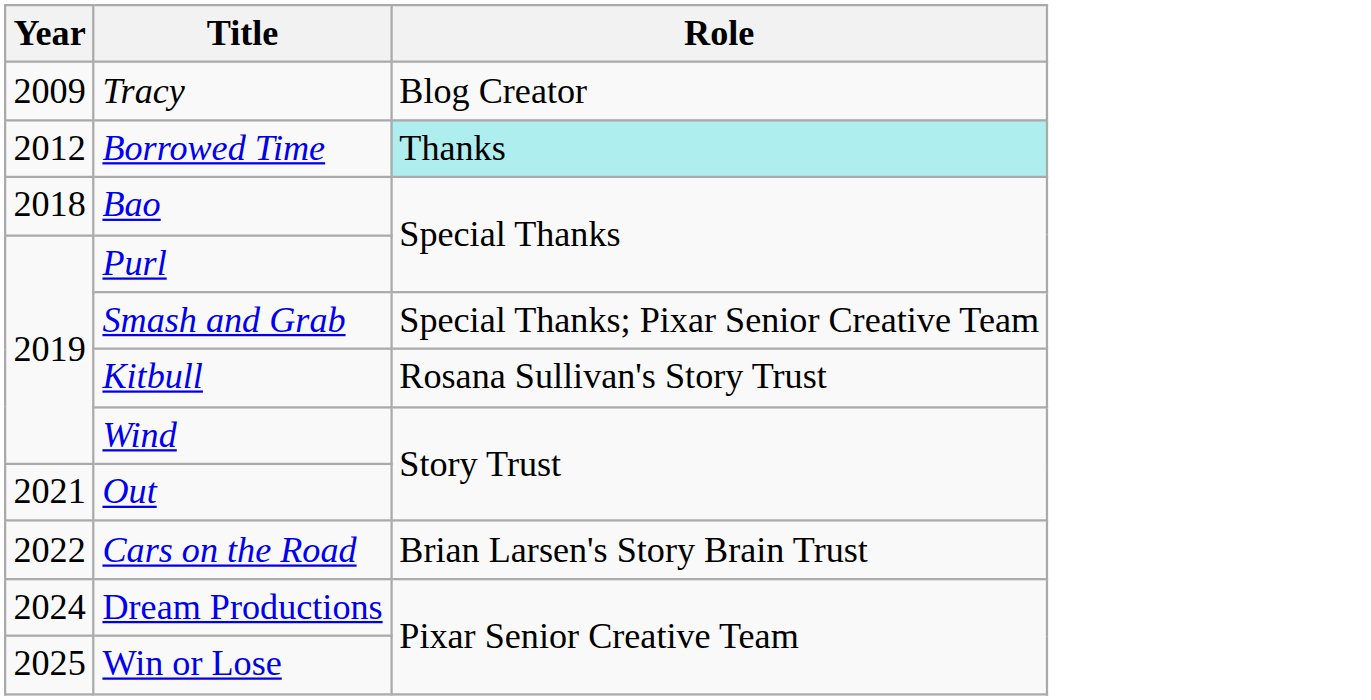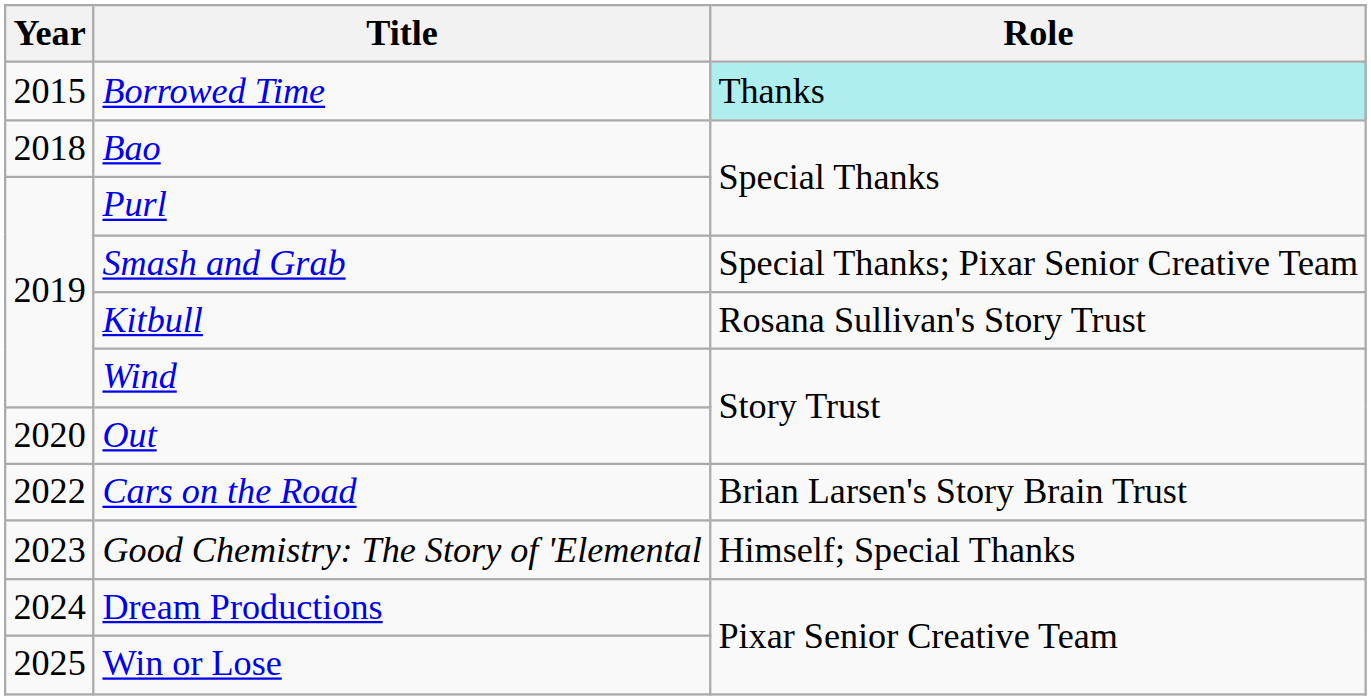- row: (144, 90)
(50, 147) 2012 -> (50, 90) 2015
(50, 491) 2021 -> (50, 434) 2020
+ row: (402, 549)
